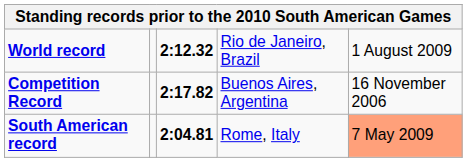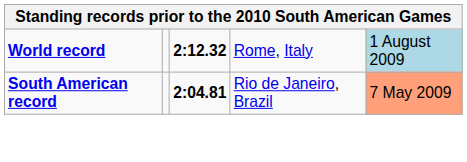(273, 50) Rio de Janeiro, Brazil -> (273, 50) Rome, Italy
(402, 50) no background -> (400, 50) lightblue background
- row: (54, 93)
(260, 135) Rome, Italy -> (286, 93) Rio de Janeiro, Brazil
